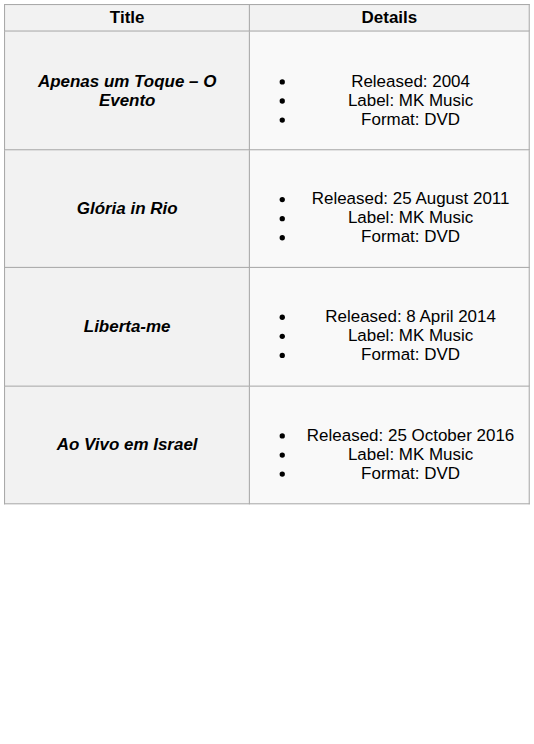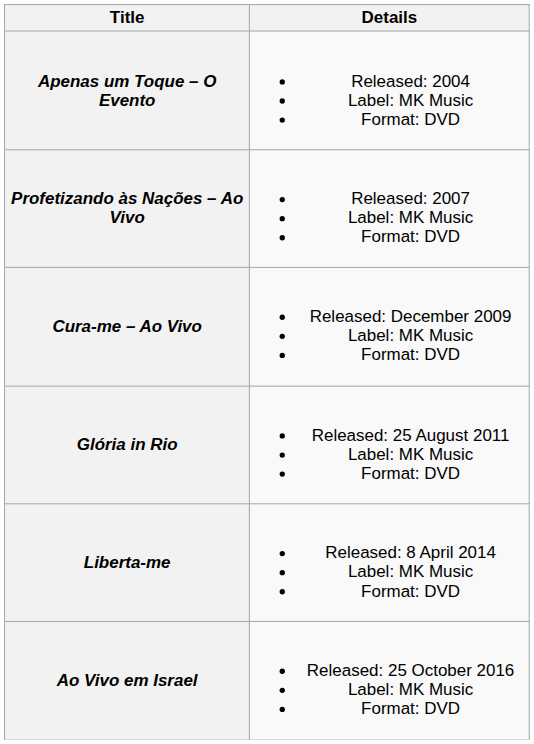+ row: (127, 208)
+ row: (127, 326)
